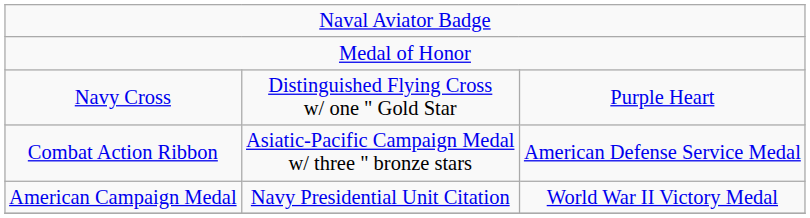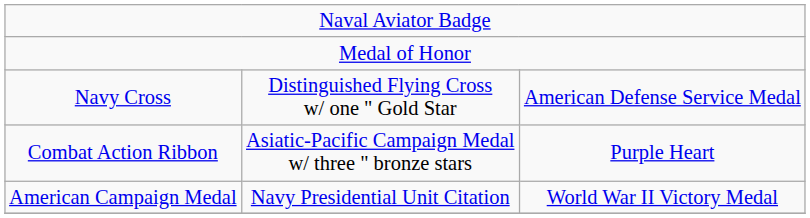(662, 97) Purple Heart -> (662, 97) American Defense Service Medal
(662, 152) American Defense Service Medal -> (662, 152) Purple Heart
